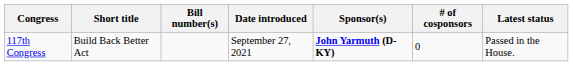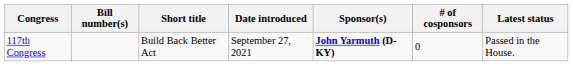columns swapped: (116, 18) <-> (195, 18)
